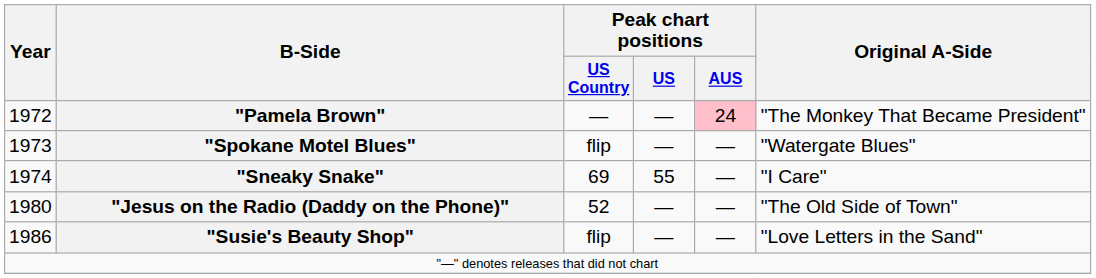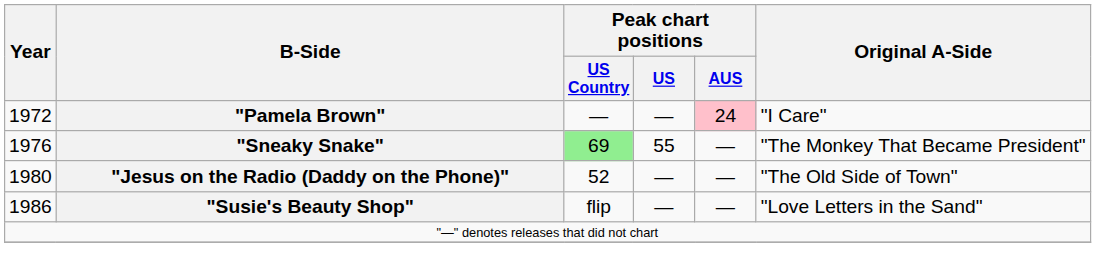(923, 115) "The Monkey That Became President" -> (794, 115) "I Care"
- row: (310, 145)
(30, 176) 1974 -> (30, 145) 1976
(599, 176) no background -> (599, 145) lightgreen background
(794, 176) "I Care" -> (923, 145) "The Monkey That Became President"
